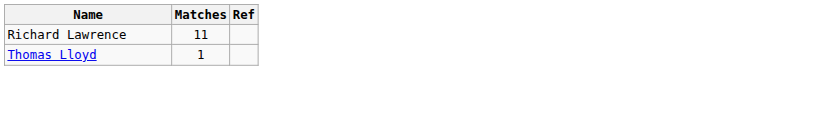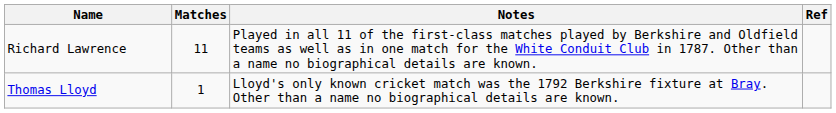+ column: (516, 15)
